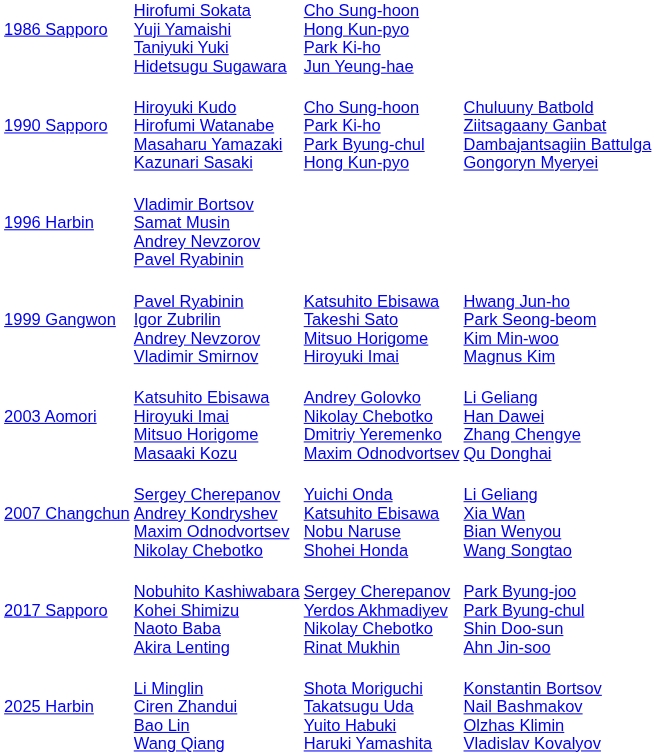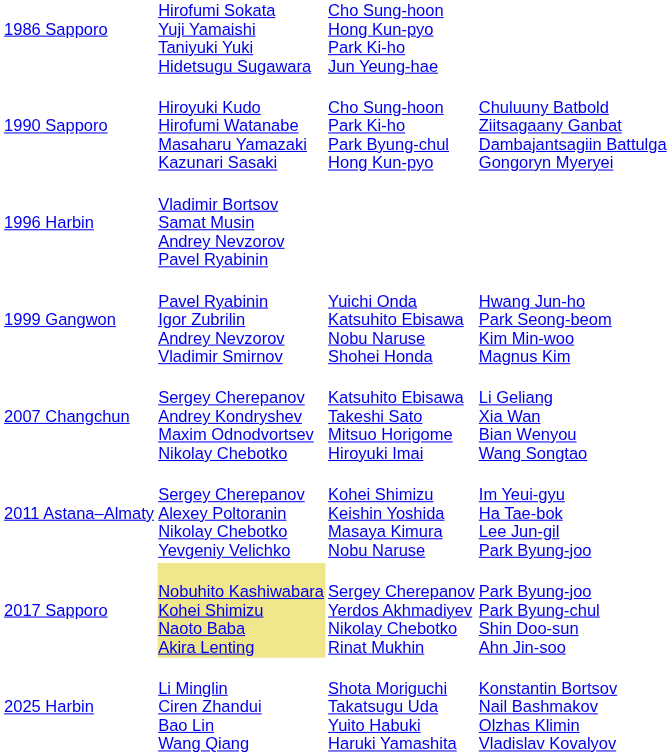(372, 329) Katsuhito Ebisawa Takeshi Sato Mitsuo Horigome Hiroyuki Imai -> (396, 329) Yuichi Onda Katsuhito Ebisawa Nobu Naruse Shohei Honda
- row: (50, 416)
(372, 522) Yuichi Onda Katsuhito Ebisawa Nobu Naruse Shohei Honda -> (396, 425) Katsuhito Ebisawa Takeshi Sato Mitsuo Horigome Hiroyuki Imai
+ row: (79, 513)
(217, 619) no background -> (241, 619) khaki background
